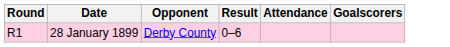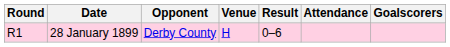+ column: (239, 13)
